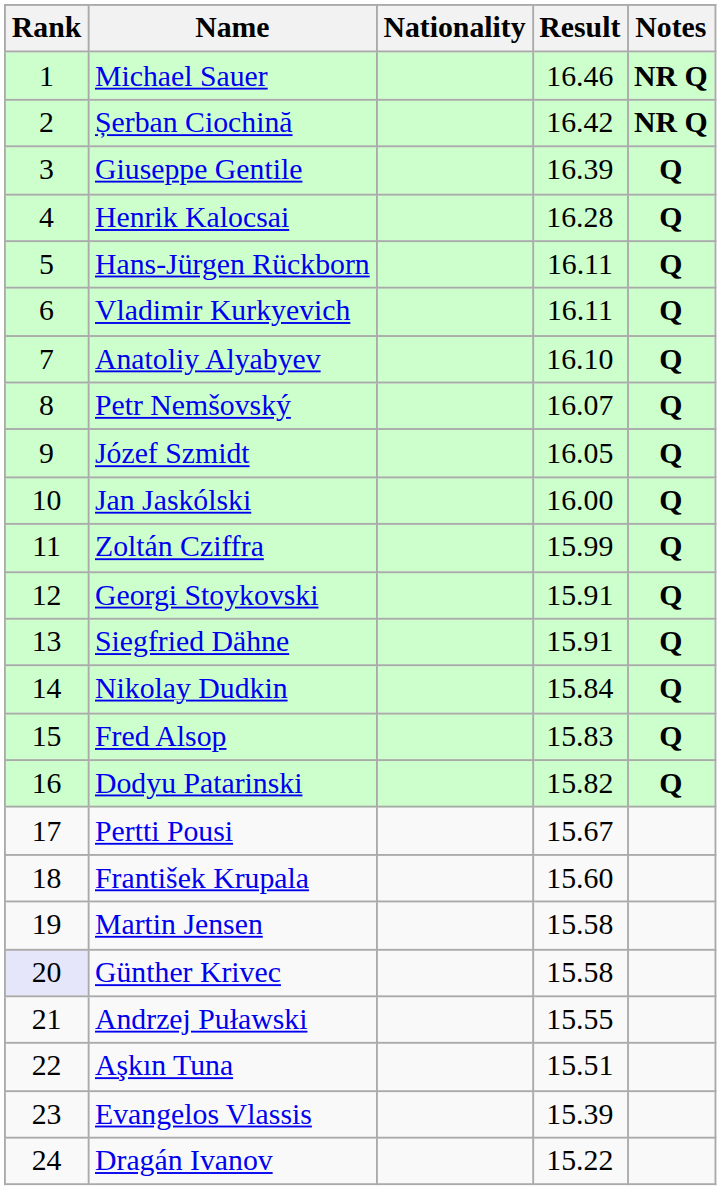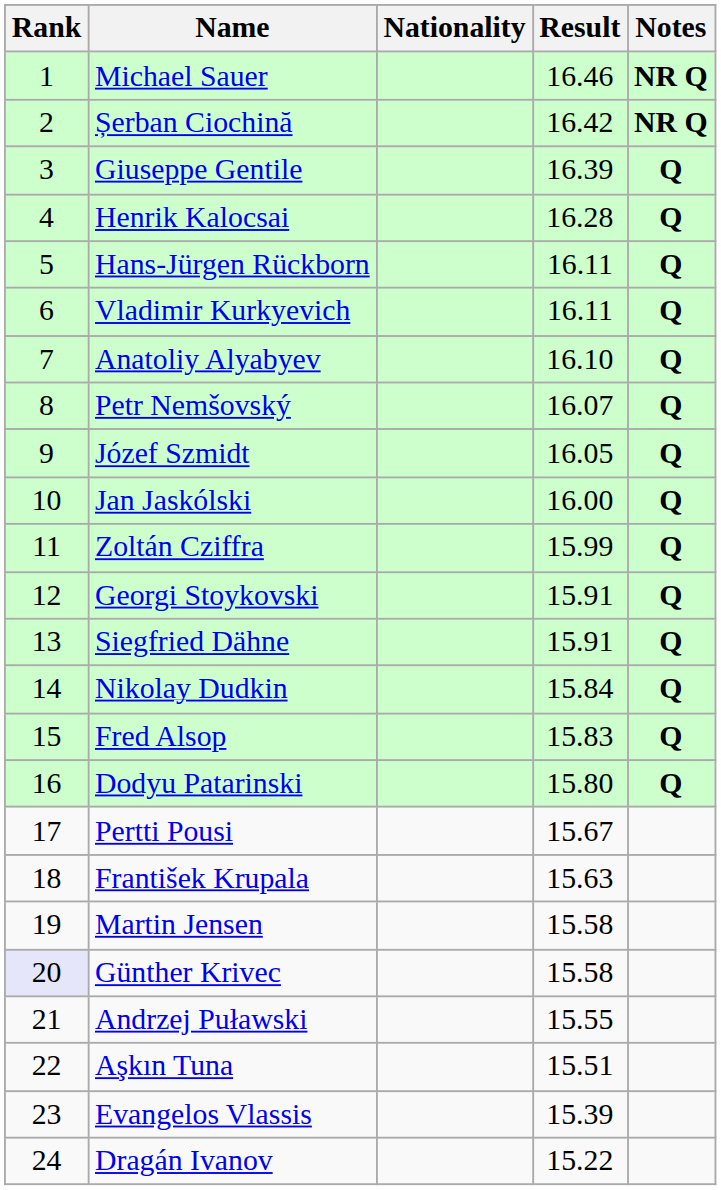(580, 783) 15.82 -> (580, 783) 15.80
(580, 877) 15.60 -> (580, 877) 15.63
